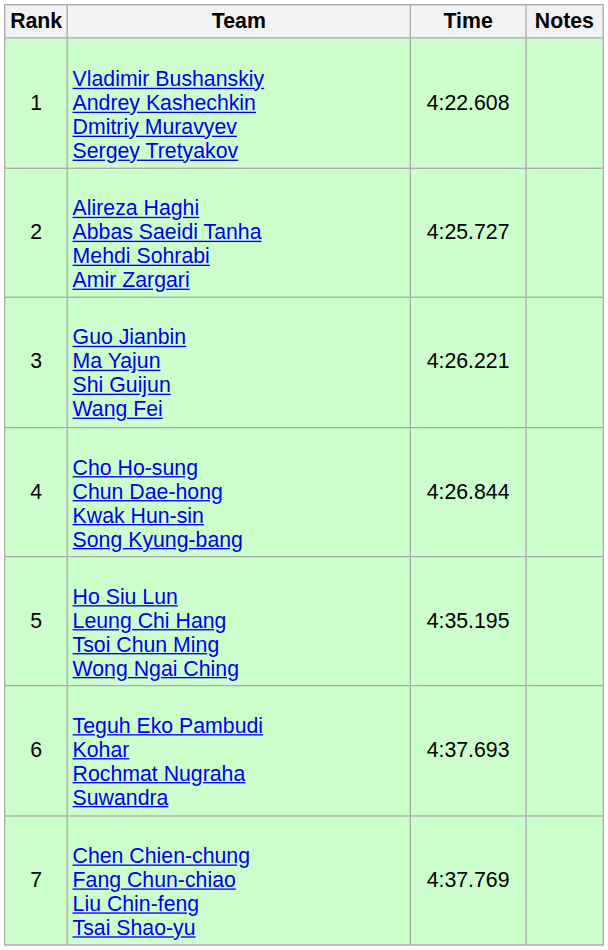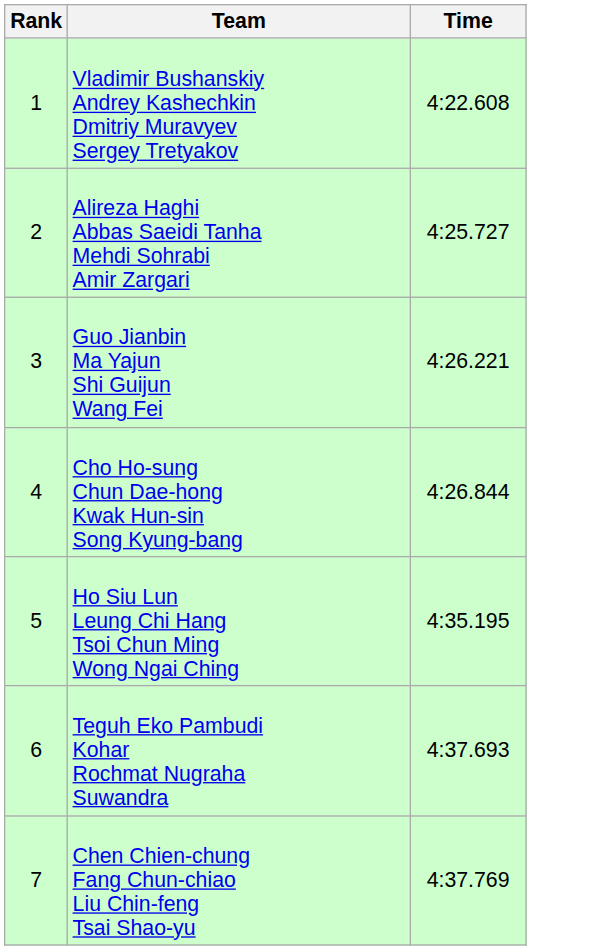- column: (564, 21)
